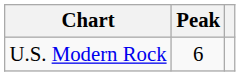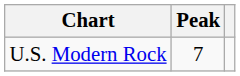(198, 53) 6 -> (198, 53) 7
